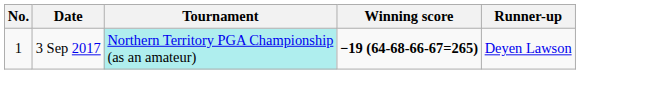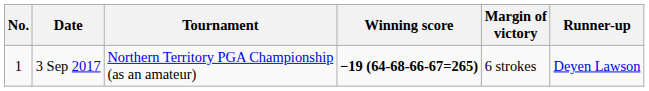+ column: (516, 25)
(220, 48) paleturquoise background -> (220, 66) no background
